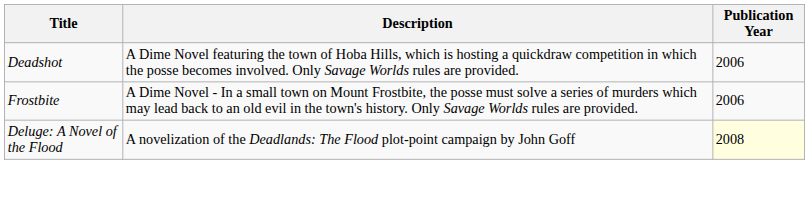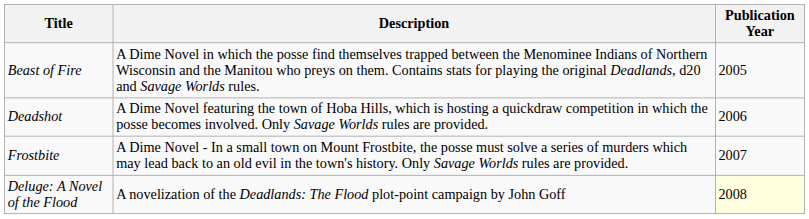+ row: (45, 70)
(730, 101) 2006 -> (733, 155) 2007
